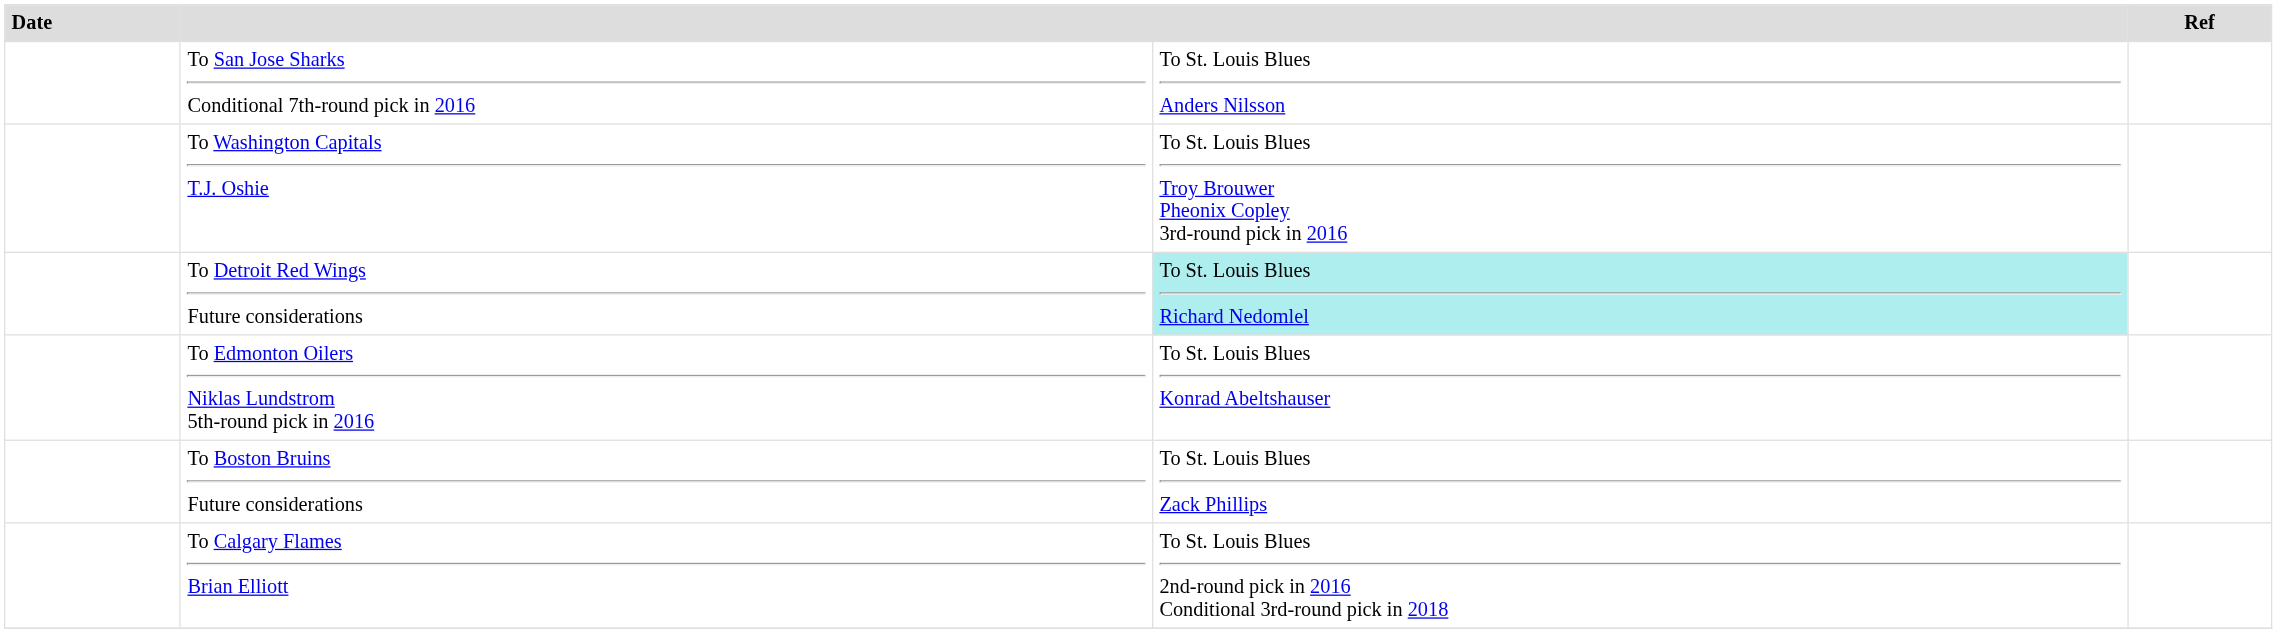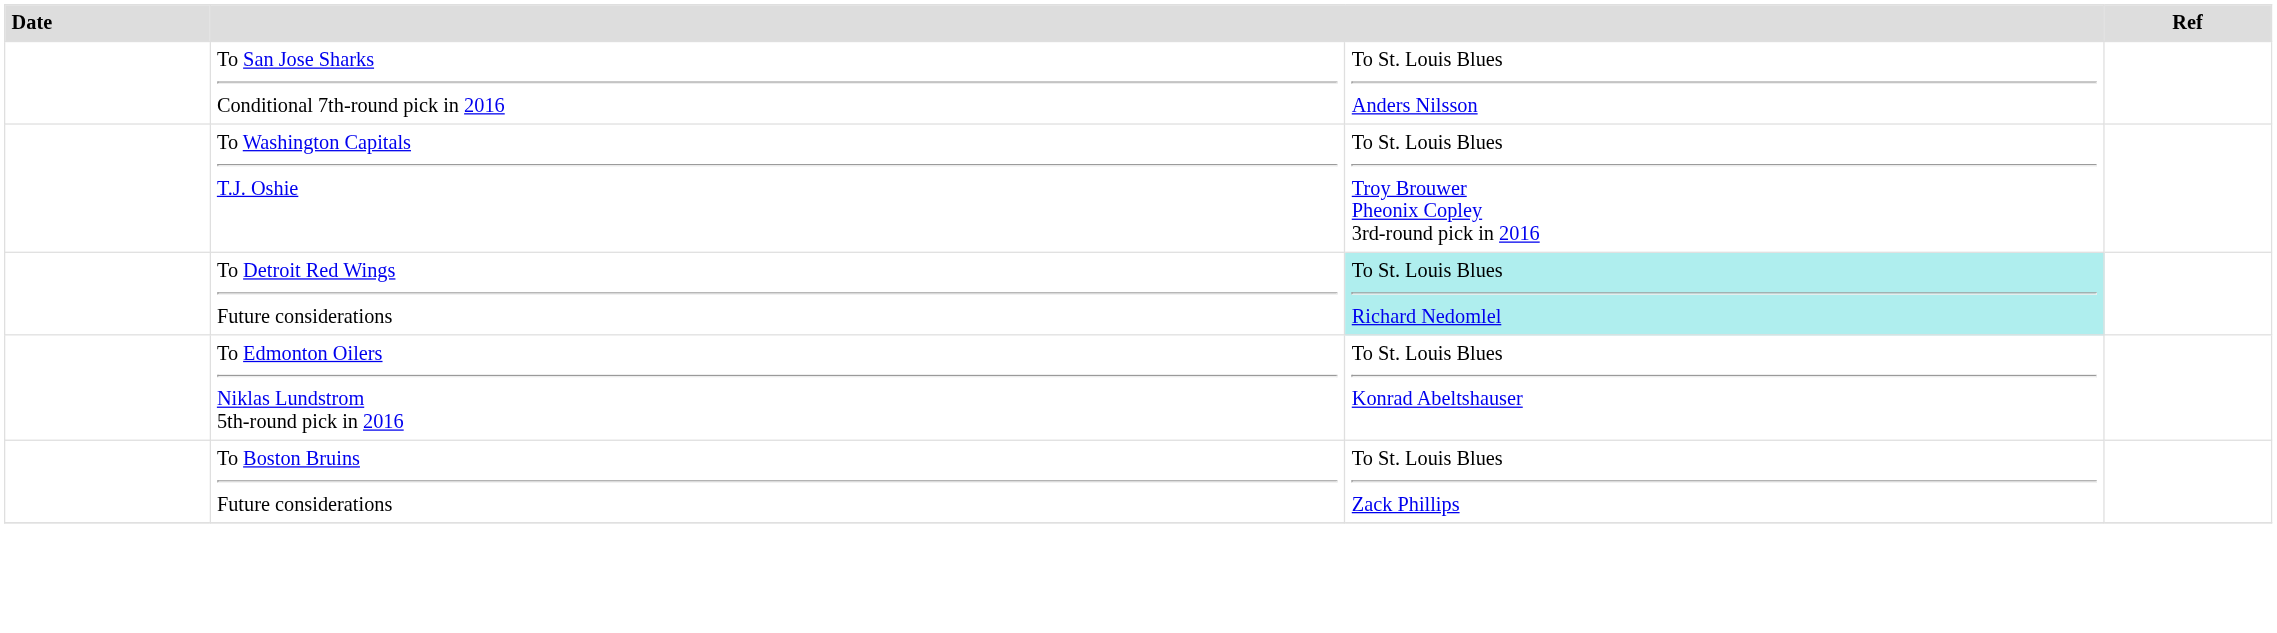- row: (666, 563)
